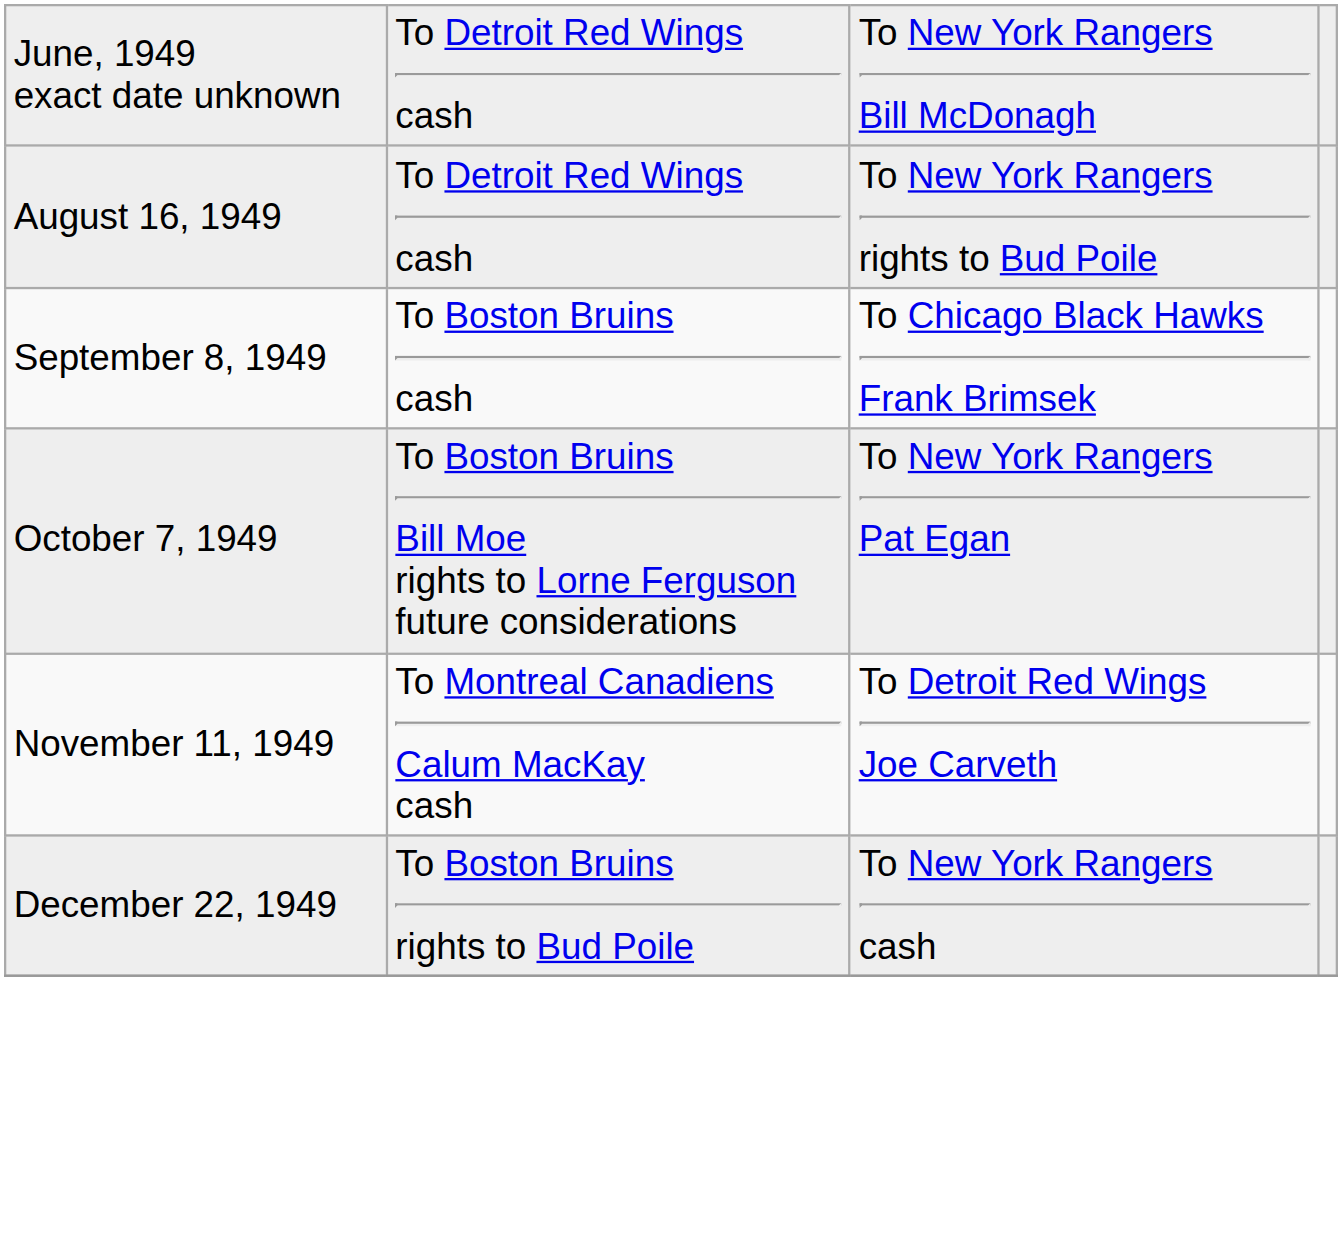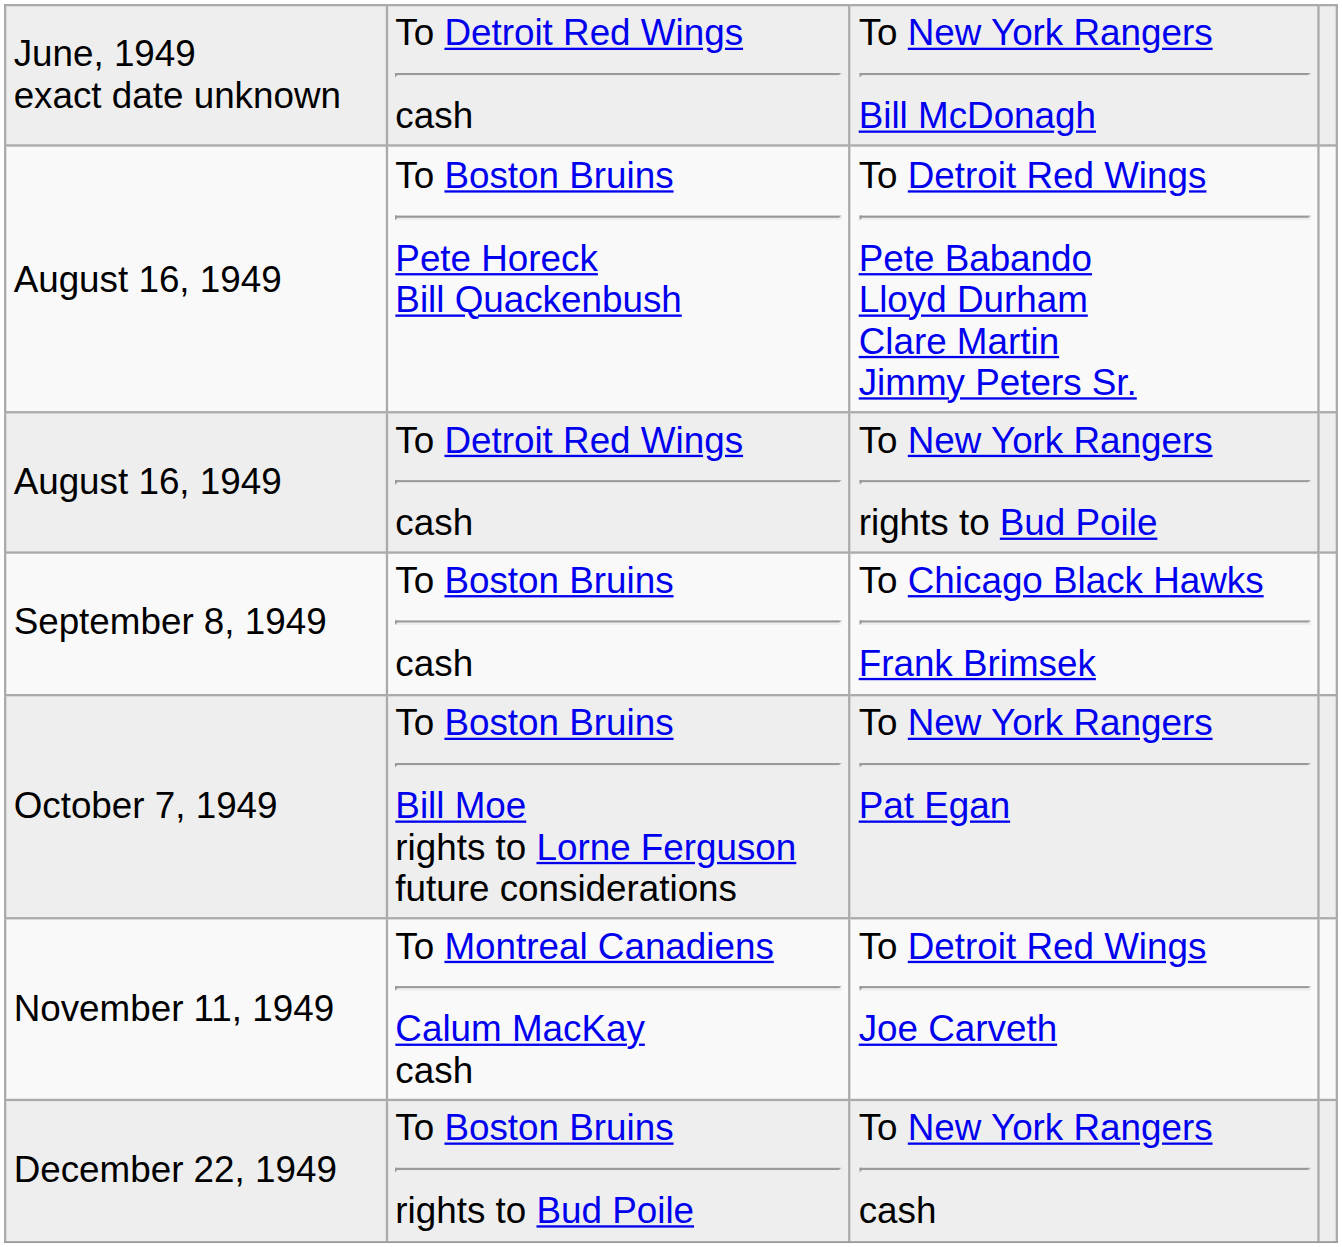+ row: (619, 236)
